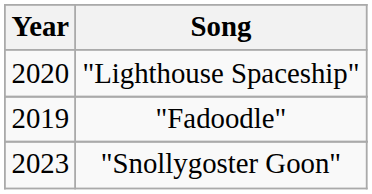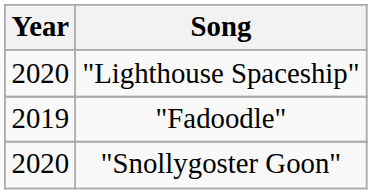(40, 164) 2023 -> (40, 164) 2020
